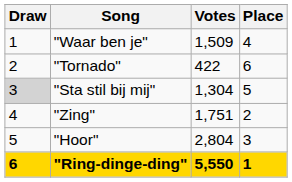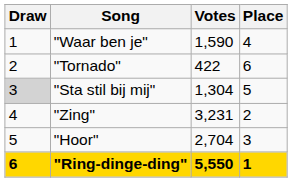(214, 41) 1,509 -> (214, 41) 1,590
(214, 115) 1,751 -> (214, 115) 3,231
(214, 139) 2,804 -> (214, 139) 2,704
